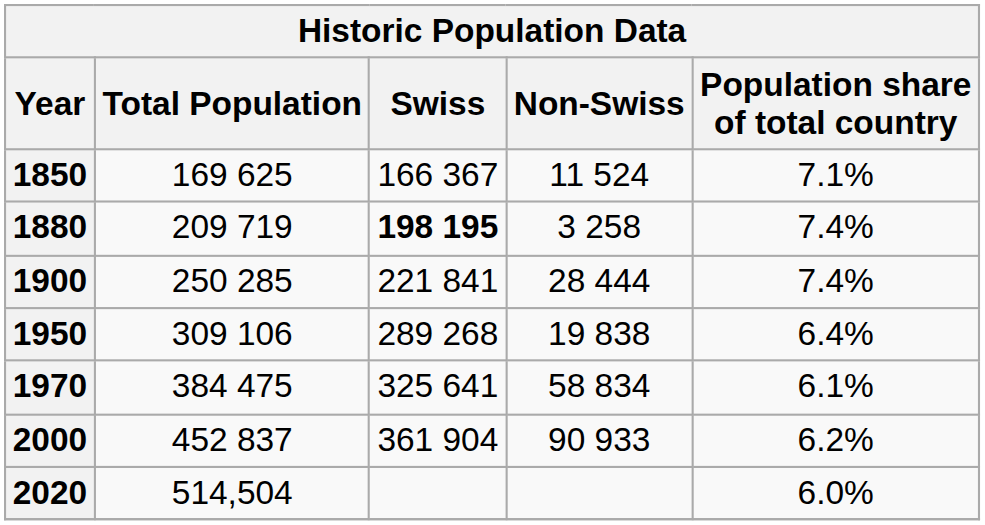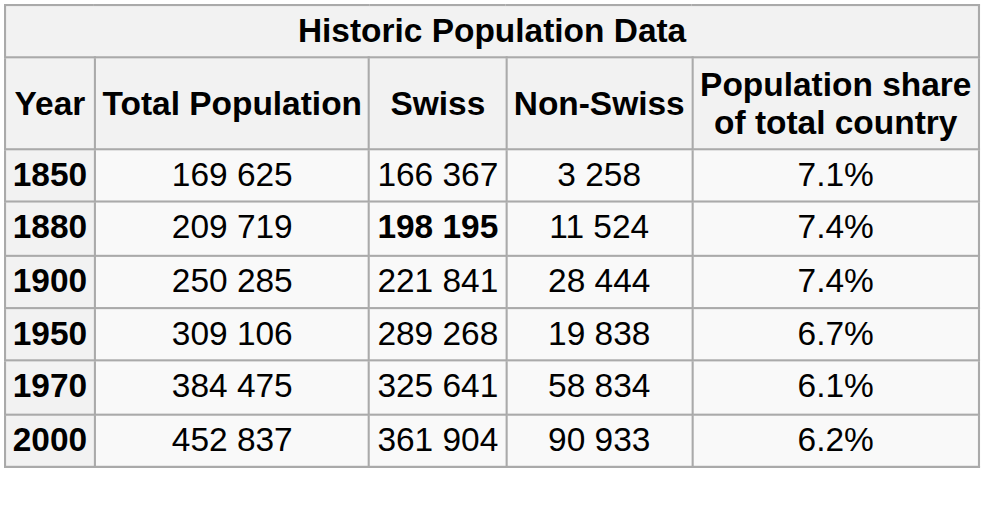(599, 174) 11 524 -> (599, 174) 3 258
(599, 227) 3 258 -> (599, 227) 11 524
(836, 333) 6.4% -> (836, 333) 6.7%
- row: (50, 492)
